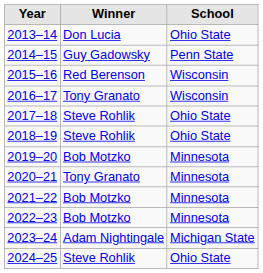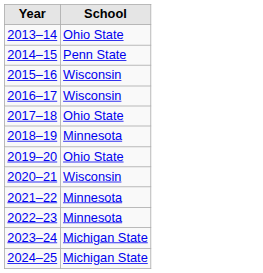- column: (114, 14)
(200, 136) Ohio State -> (93, 136) Minnesota
(200, 156) Minnesota -> (93, 156) Ohio State
(200, 177) Minnesota -> (92, 177) Wisconsin
(200, 258) Ohio State -> (105, 258) Michigan State
